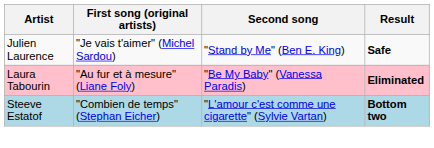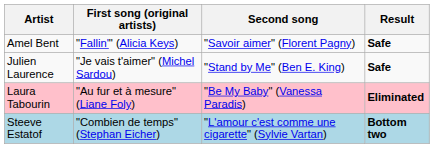+ row: (33, 43)
